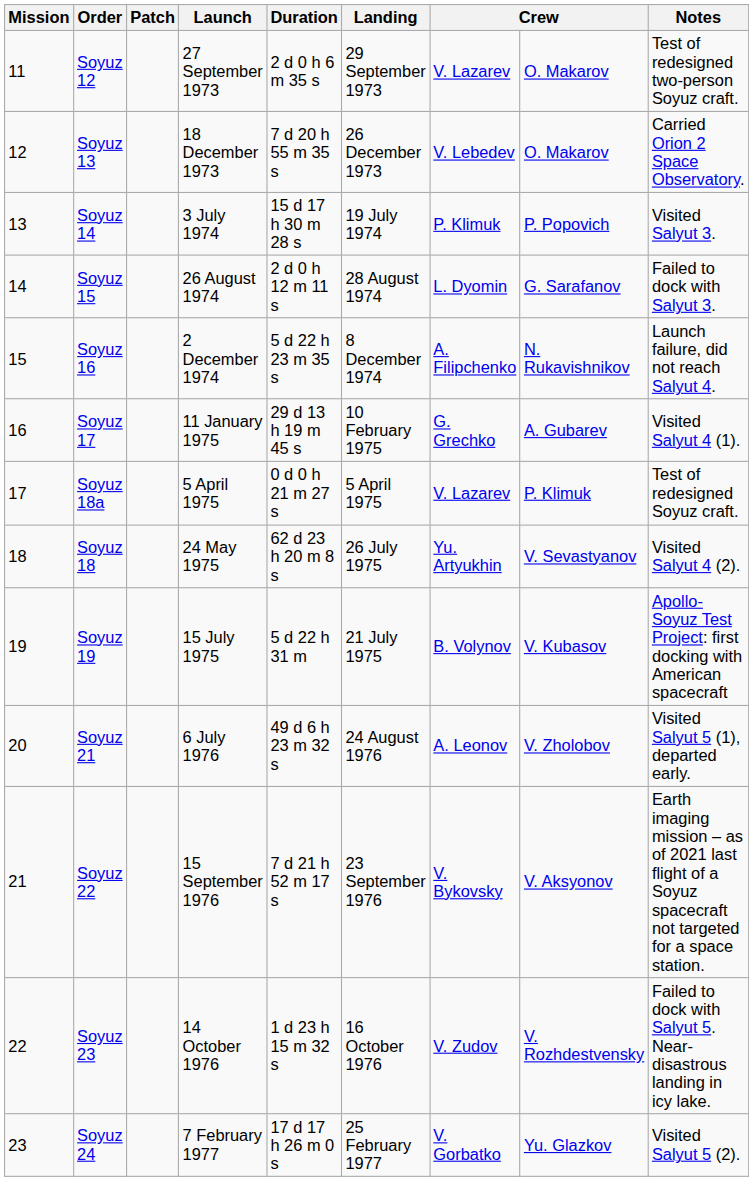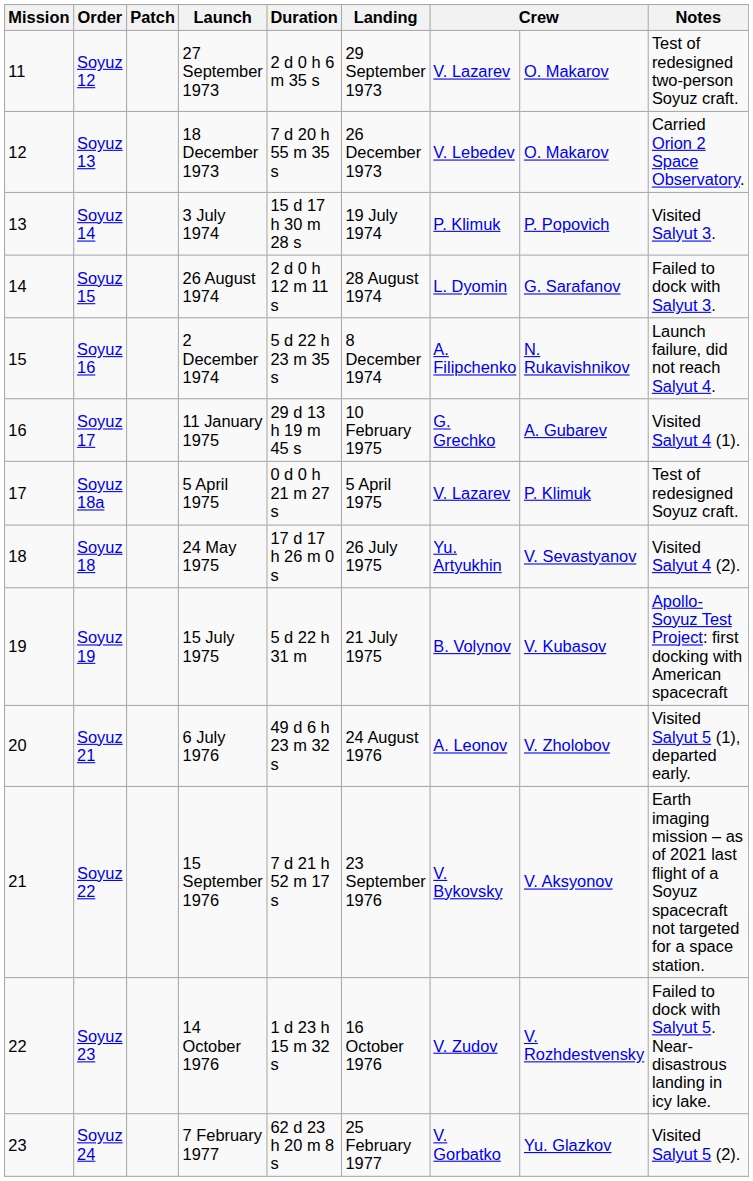(302, 556) 62 d 23 h 20 m 8 s -> (302, 556) 17 d 17 h 26 m 0 s
(302, 1145) 17 d 17 h 26 m 0 s -> (302, 1145) 62 d 23 h 20 m 8 s
